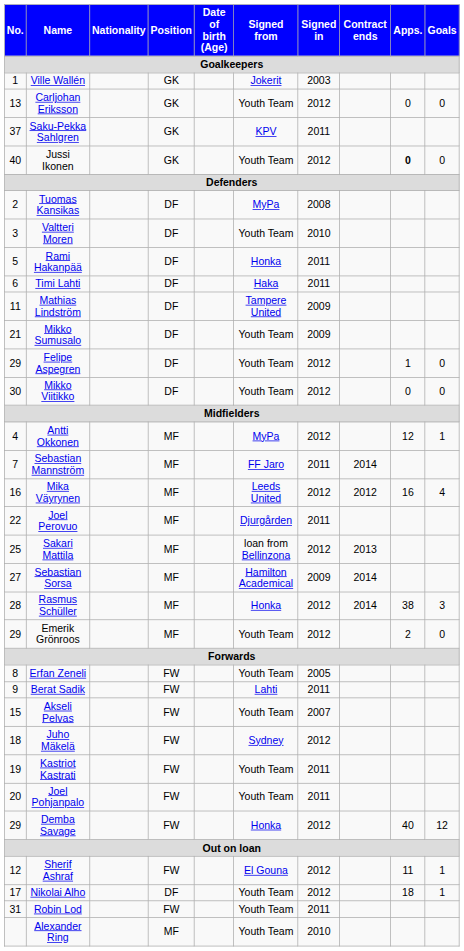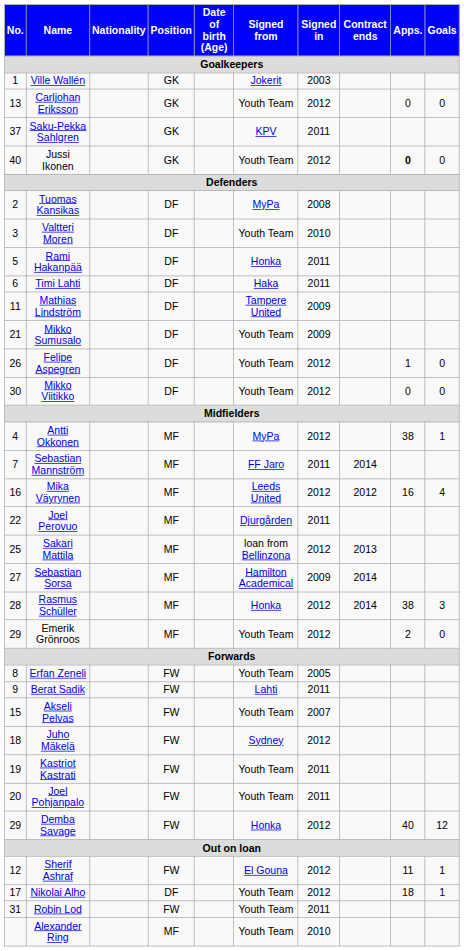(15, 363) 29 -> (15, 363) 26
(408, 436) 12 -> (408, 436) 38
